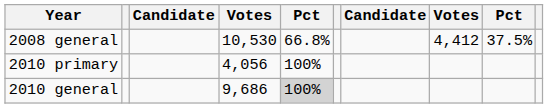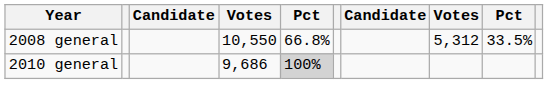(249, 41) 10,530 -> (249, 41) 10,550
(456, 41) 4,412 -> (456, 41) 5,312
(509, 41) 37.5% -> (509, 41) 33.5%
- row: (64, 66)
